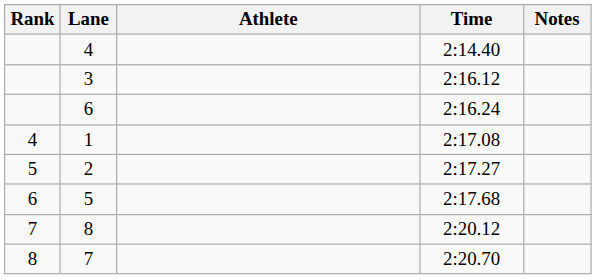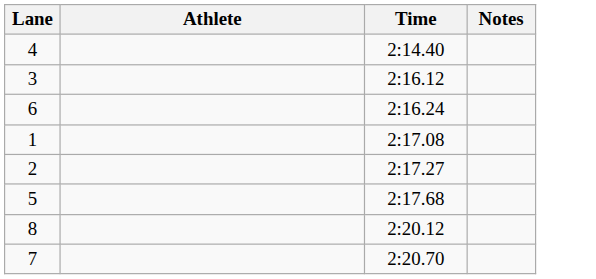- column: (33, 19)
